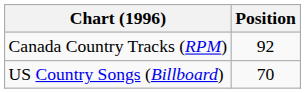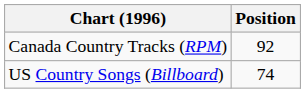(266, 74) 70 -> (266, 74) 74
